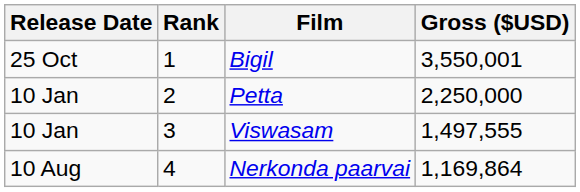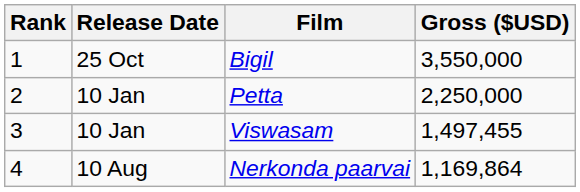columns swapped: (191, 22) <-> (81, 22)
(472, 58) 3,550,001 -> (472, 58) 3,550,000
(472, 131) 1,497,555 -> (472, 131) 1,497,455
